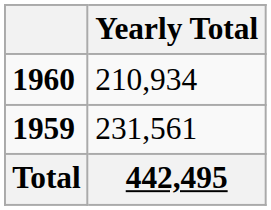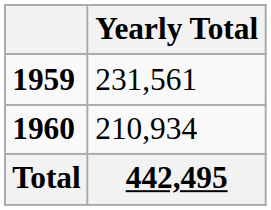rows swapped: (44, 128) <-> (44, 79)
